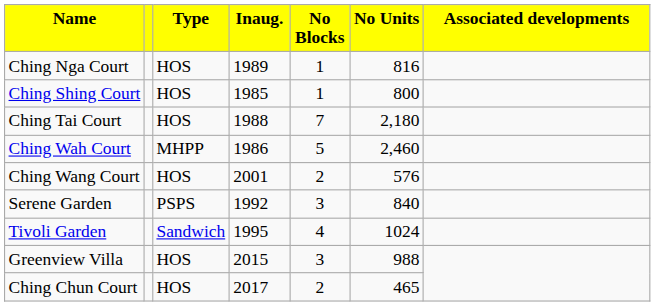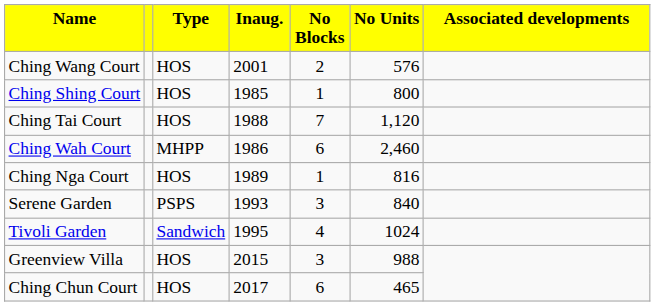rows swapped: (69, 65) <-> (74, 176)
(400, 120) 2,180 -> (400, 120) 1,120
(320, 148) 5 -> (320, 148) 6
(251, 203) 1992 -> (251, 203) 1993
(320, 286) 2 -> (320, 286) 6
